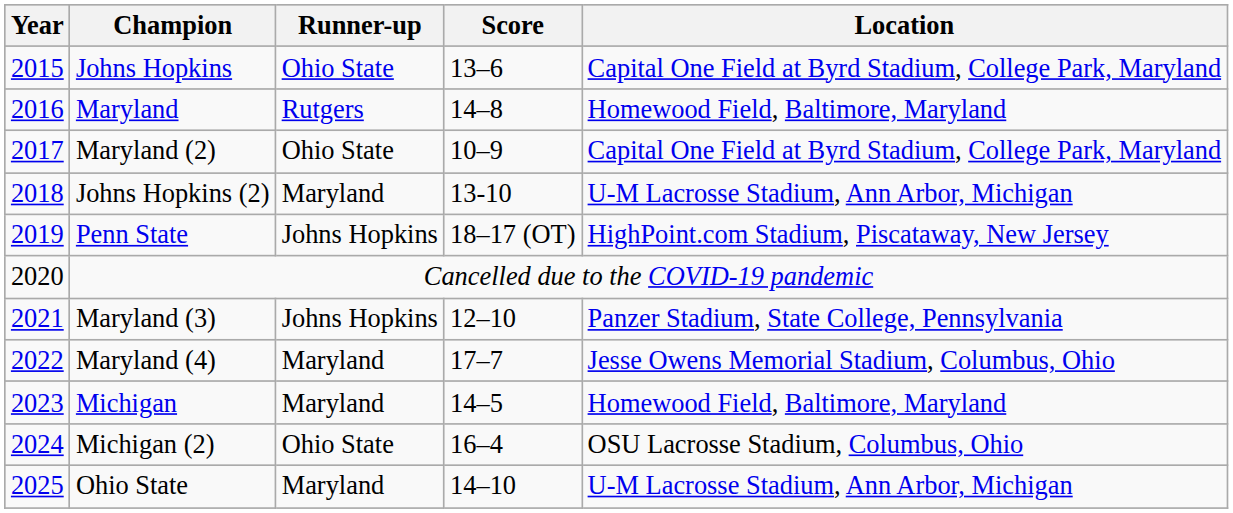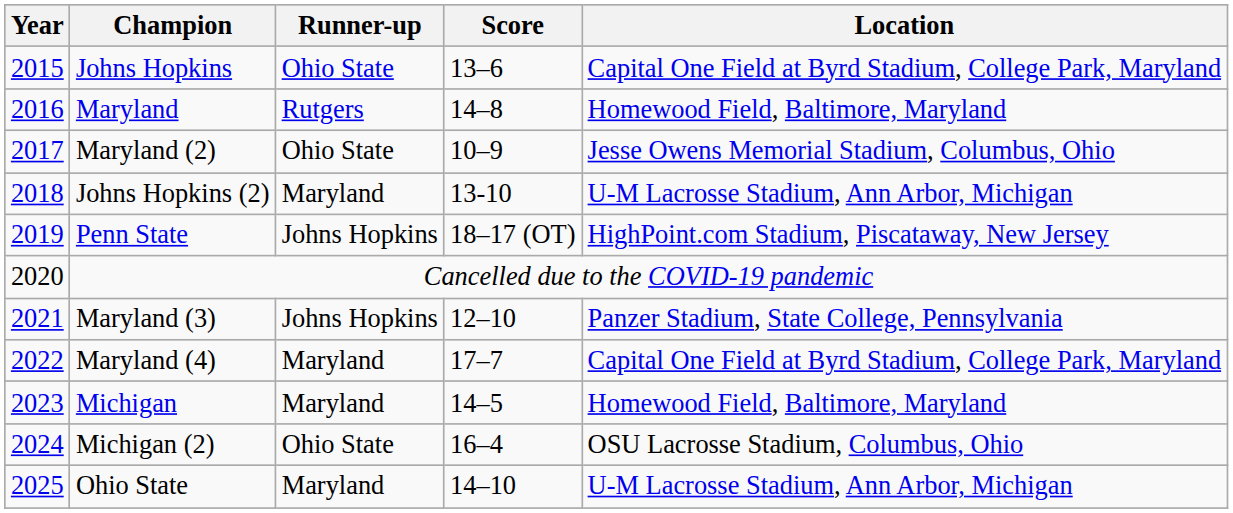(904, 151) Capital One Field at Byrd Stadium, College Park, Maryland -> (851, 151) Jesse Owens Memorial Stadium, Columbus, Ohio
(851, 360) Jesse Owens Memorial Stadium, Columbus, Ohio -> (904, 360) Capital One Field at Byrd Stadium, College Park, Maryland
